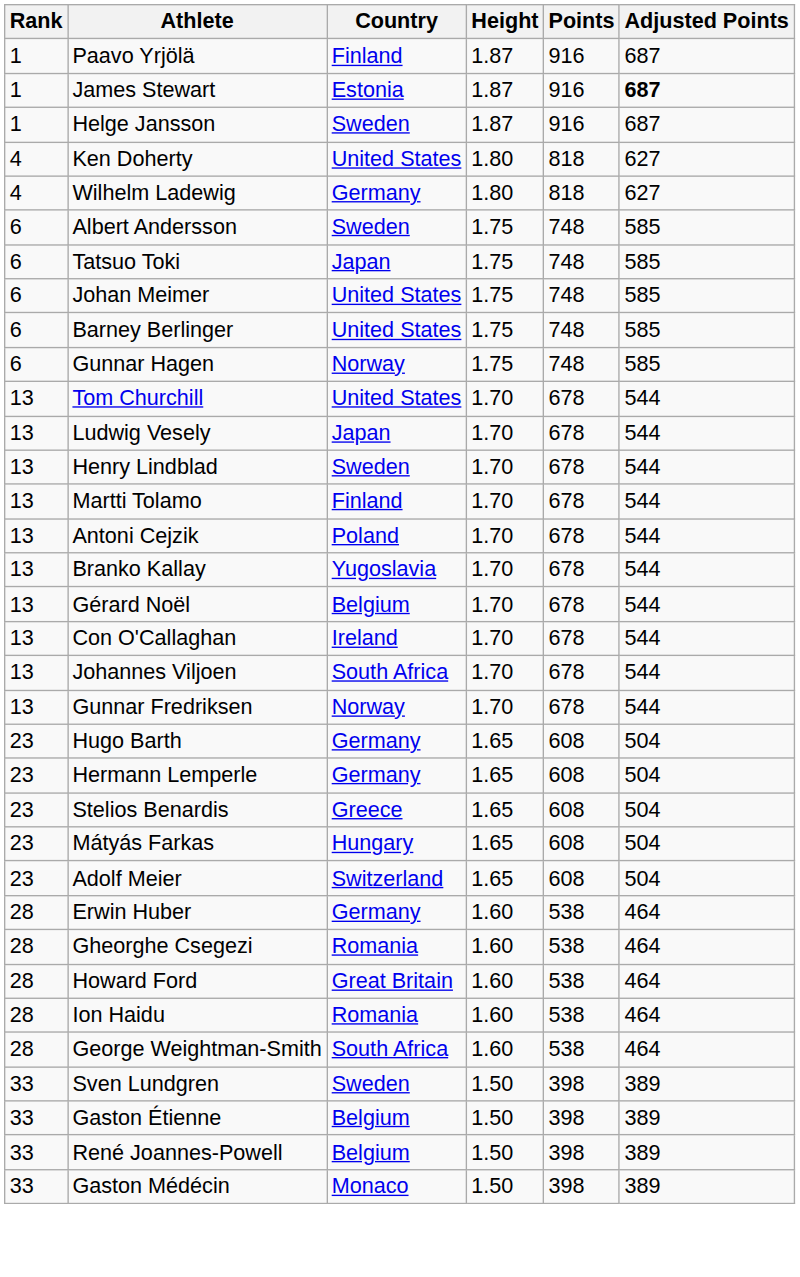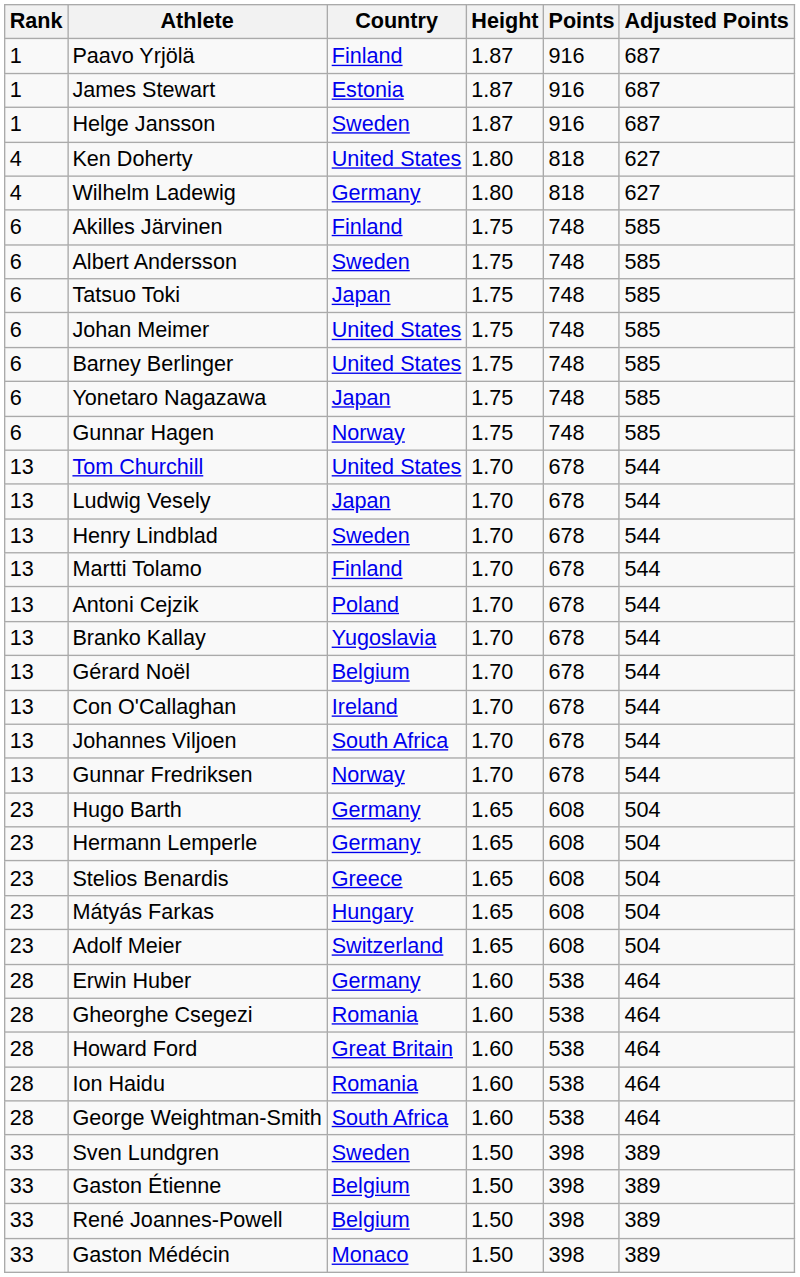(642, 90) bold -> (642, 90) normal
+ row: (147, 227)
+ row: (169, 398)
